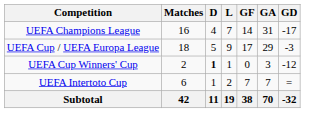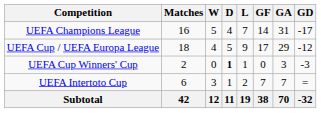+ column: (214, 13)
(289, 47) -3 -> (305, 47) -12
(289, 64) -12 -> (305, 64) -3
